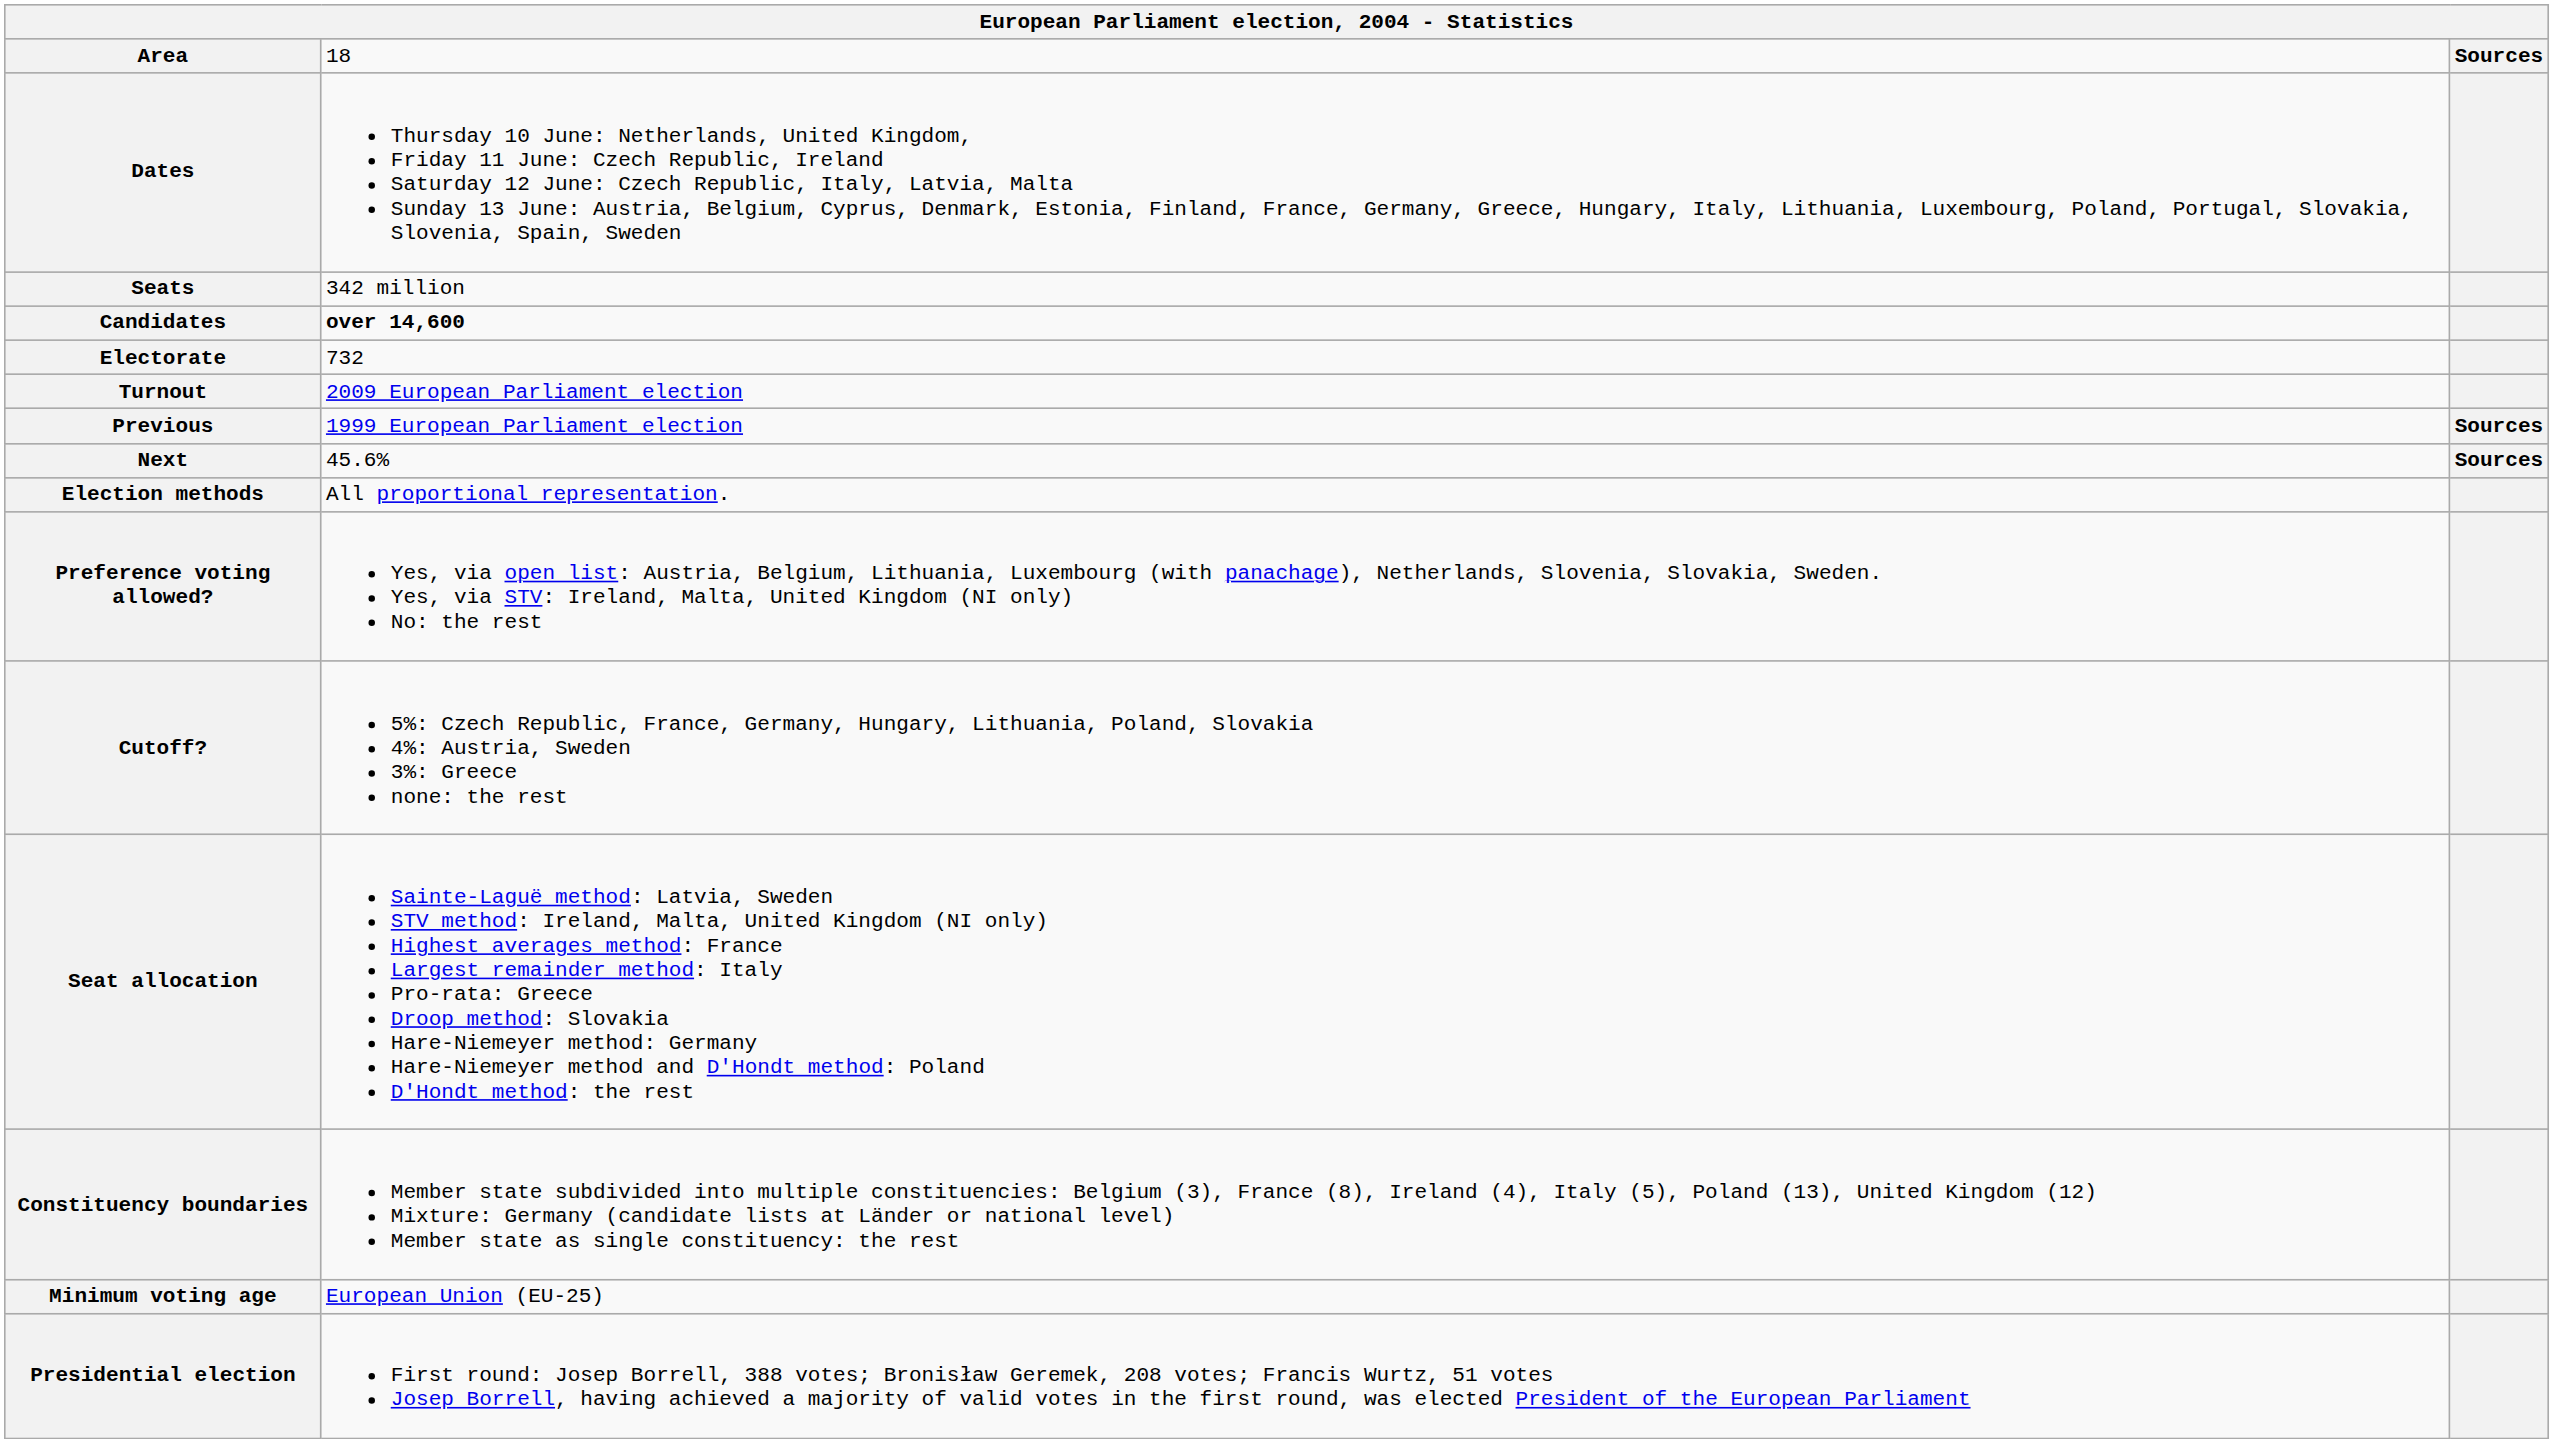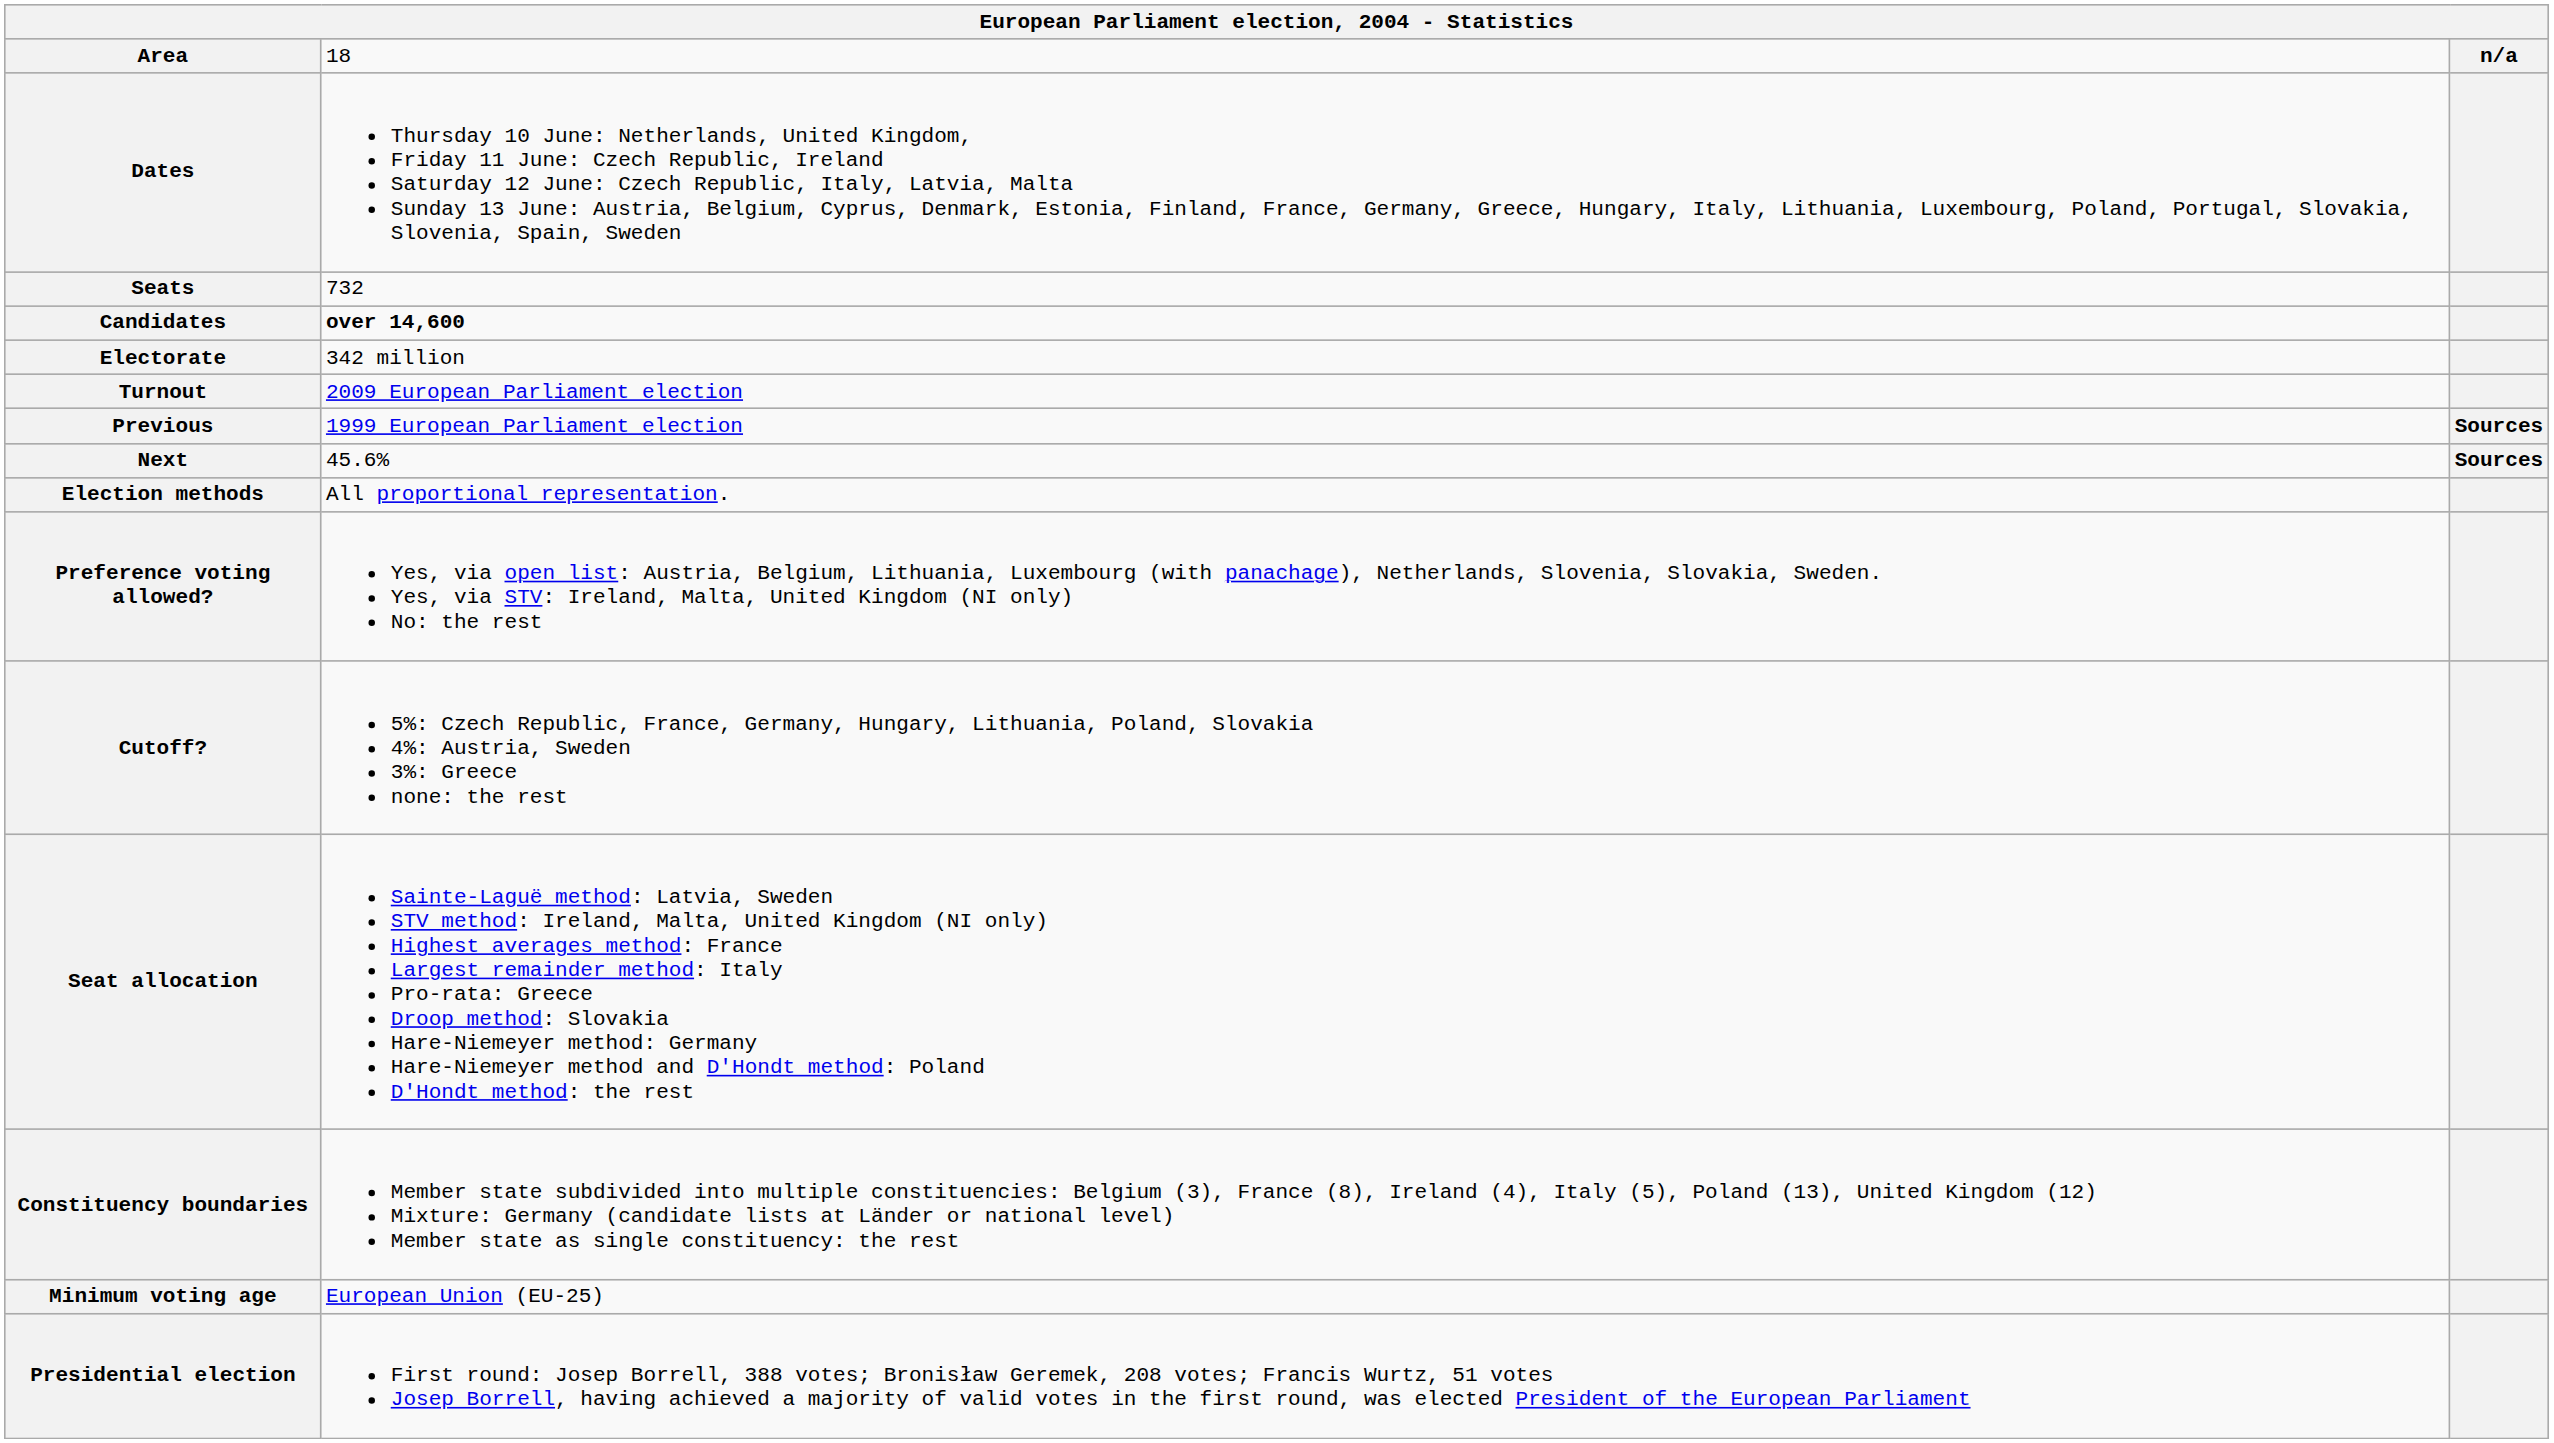(2499, 56) Sources -> (2499, 56) n/a
(395, 289) 342 million -> (345, 289) 732
(345, 357) 732 -> (395, 357) 342 million
